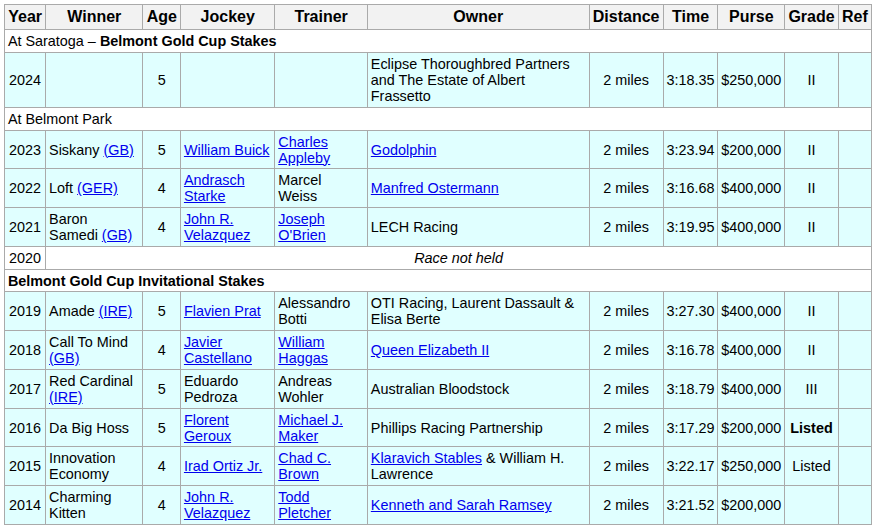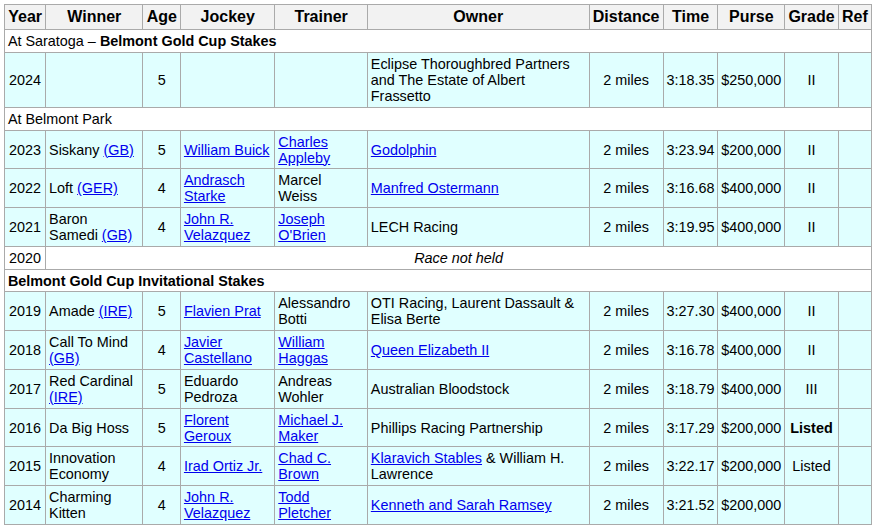(751, 466) $250,000 -> (751, 466) $200,000
